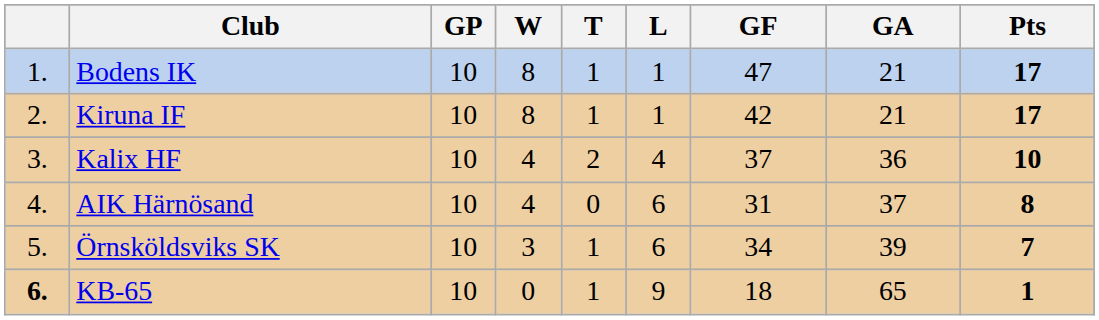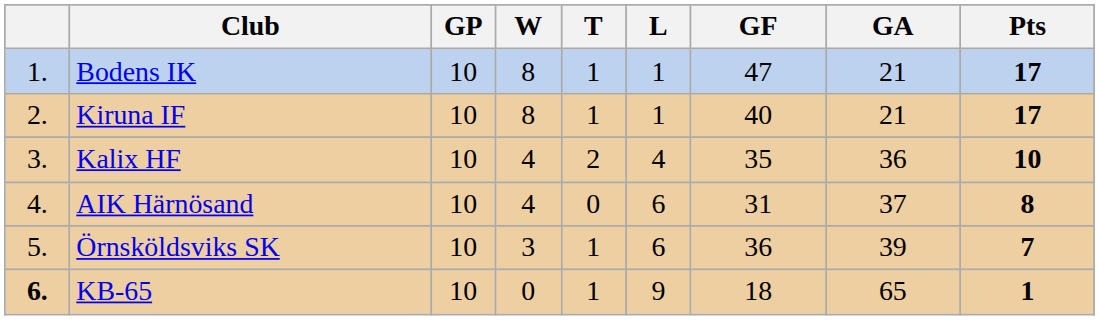(758, 114) 42 -> (758, 114) 40
(758, 159) 37 -> (758, 159) 35
(758, 247) 34 -> (758, 247) 36
